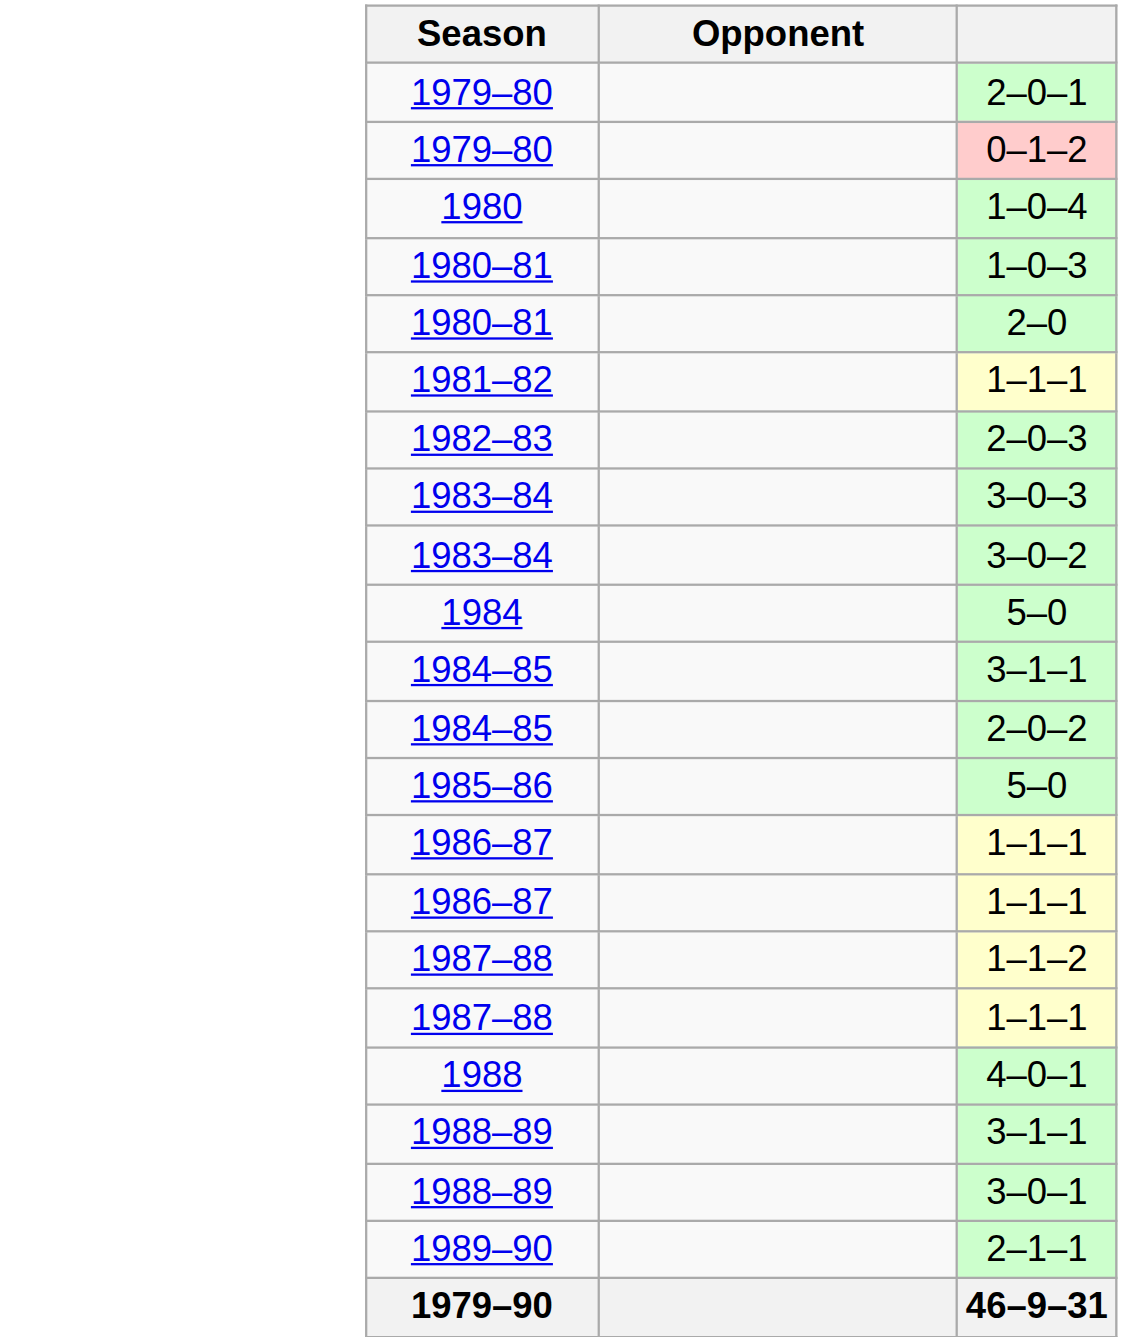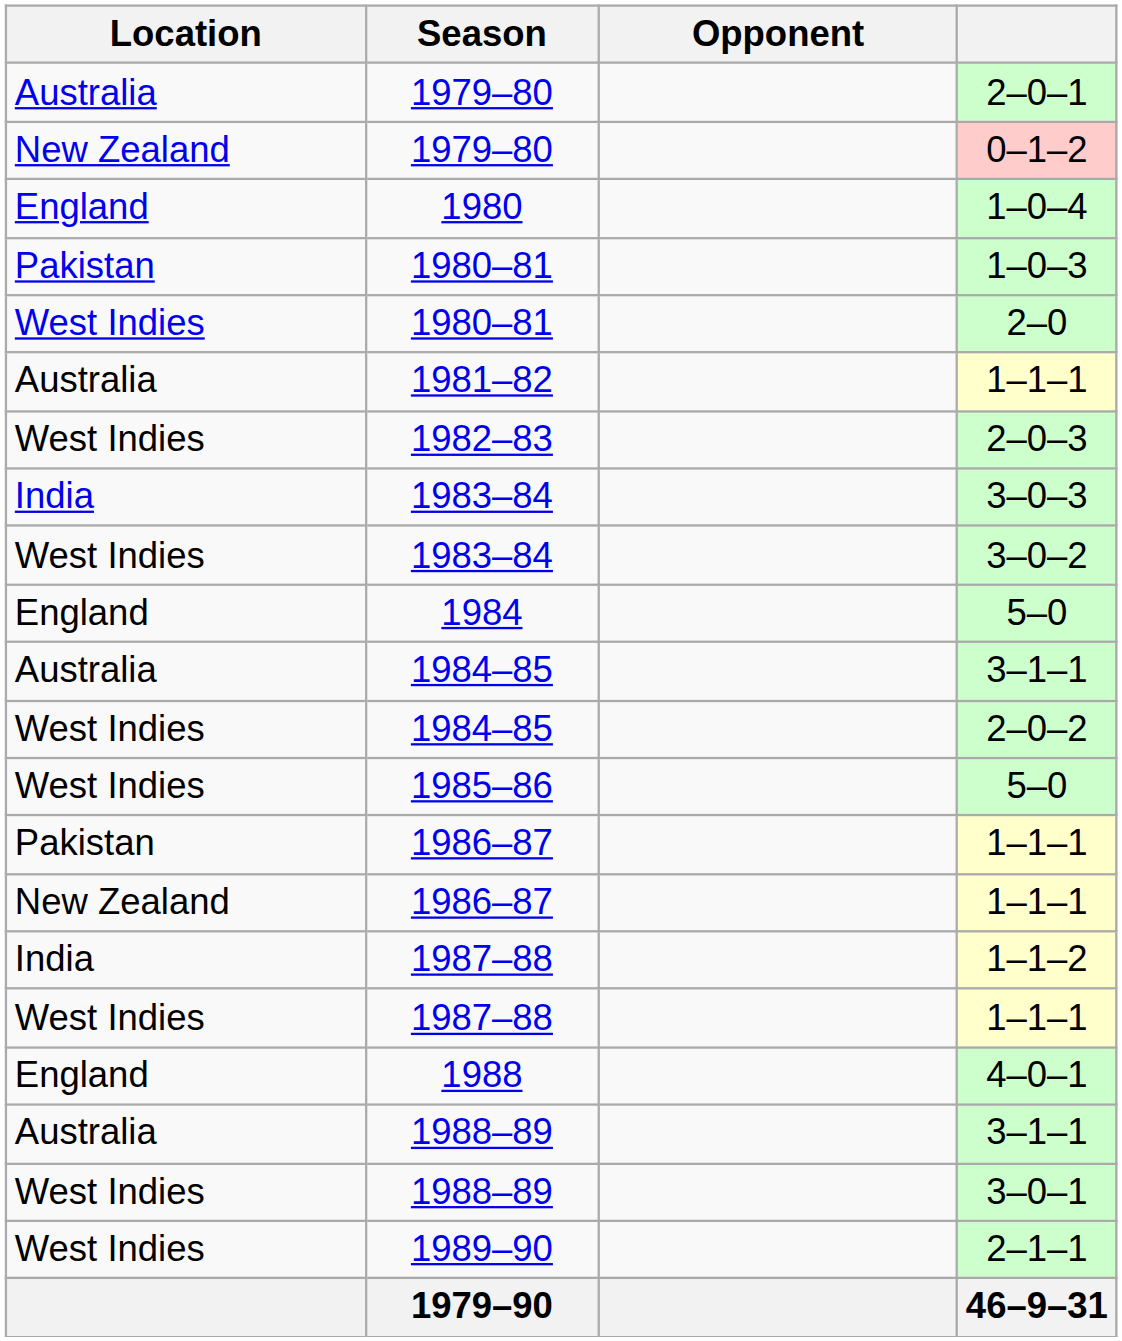+ column: (186, 33)
